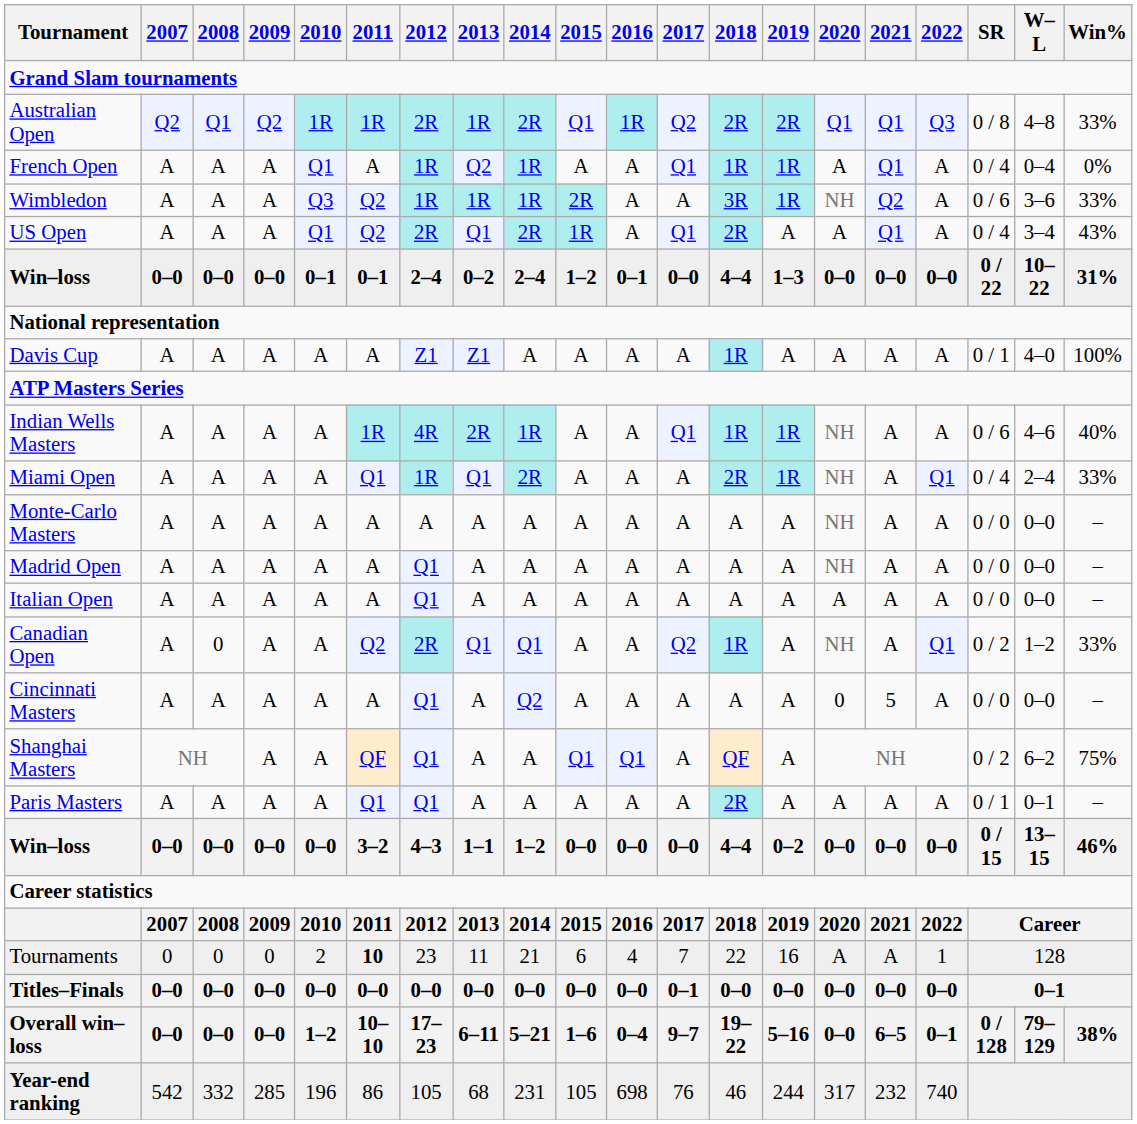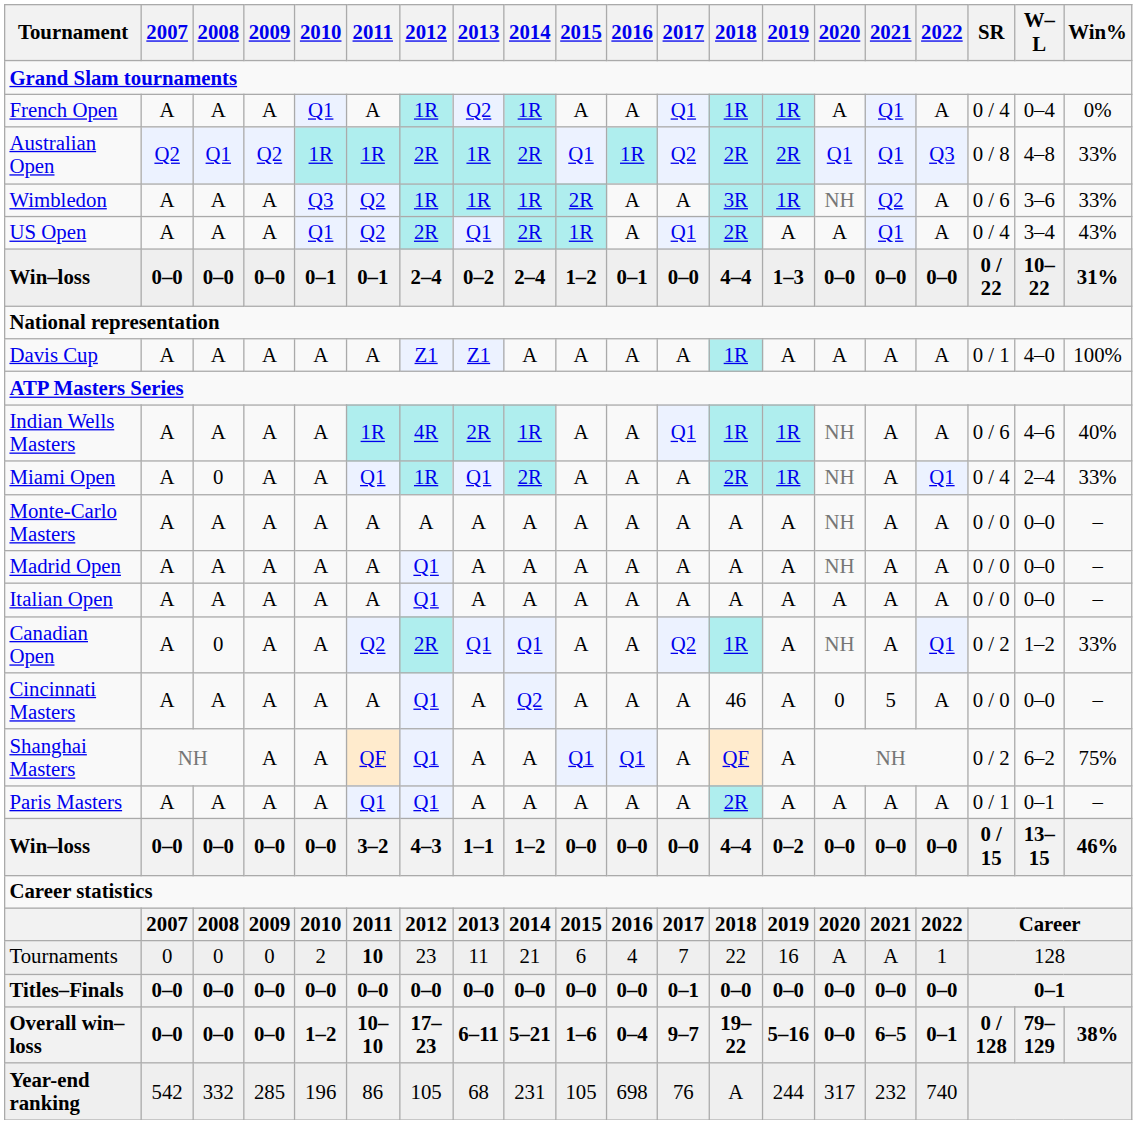rows swapped: (53, 122) <-> (63, 166)
(218, 477) A -> (218, 477) 0
(736, 700) A -> (736, 700) 46
(736, 1091) 46 -> (736, 1091) A
